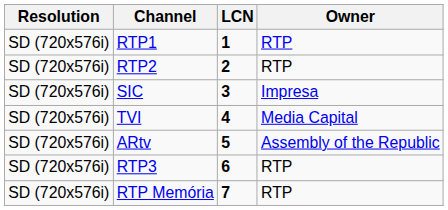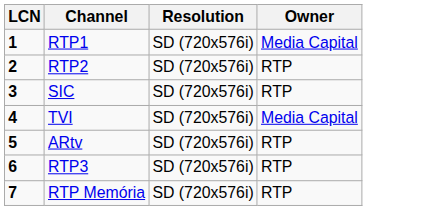columns swapped: (237, 17) <-> (59, 17)
(277, 42) RTP -> (309, 42) Media Capital
(290, 92) Impresa -> (277, 92) RTP
(350, 142) Assembly of the Republic -> (277, 142) RTP
